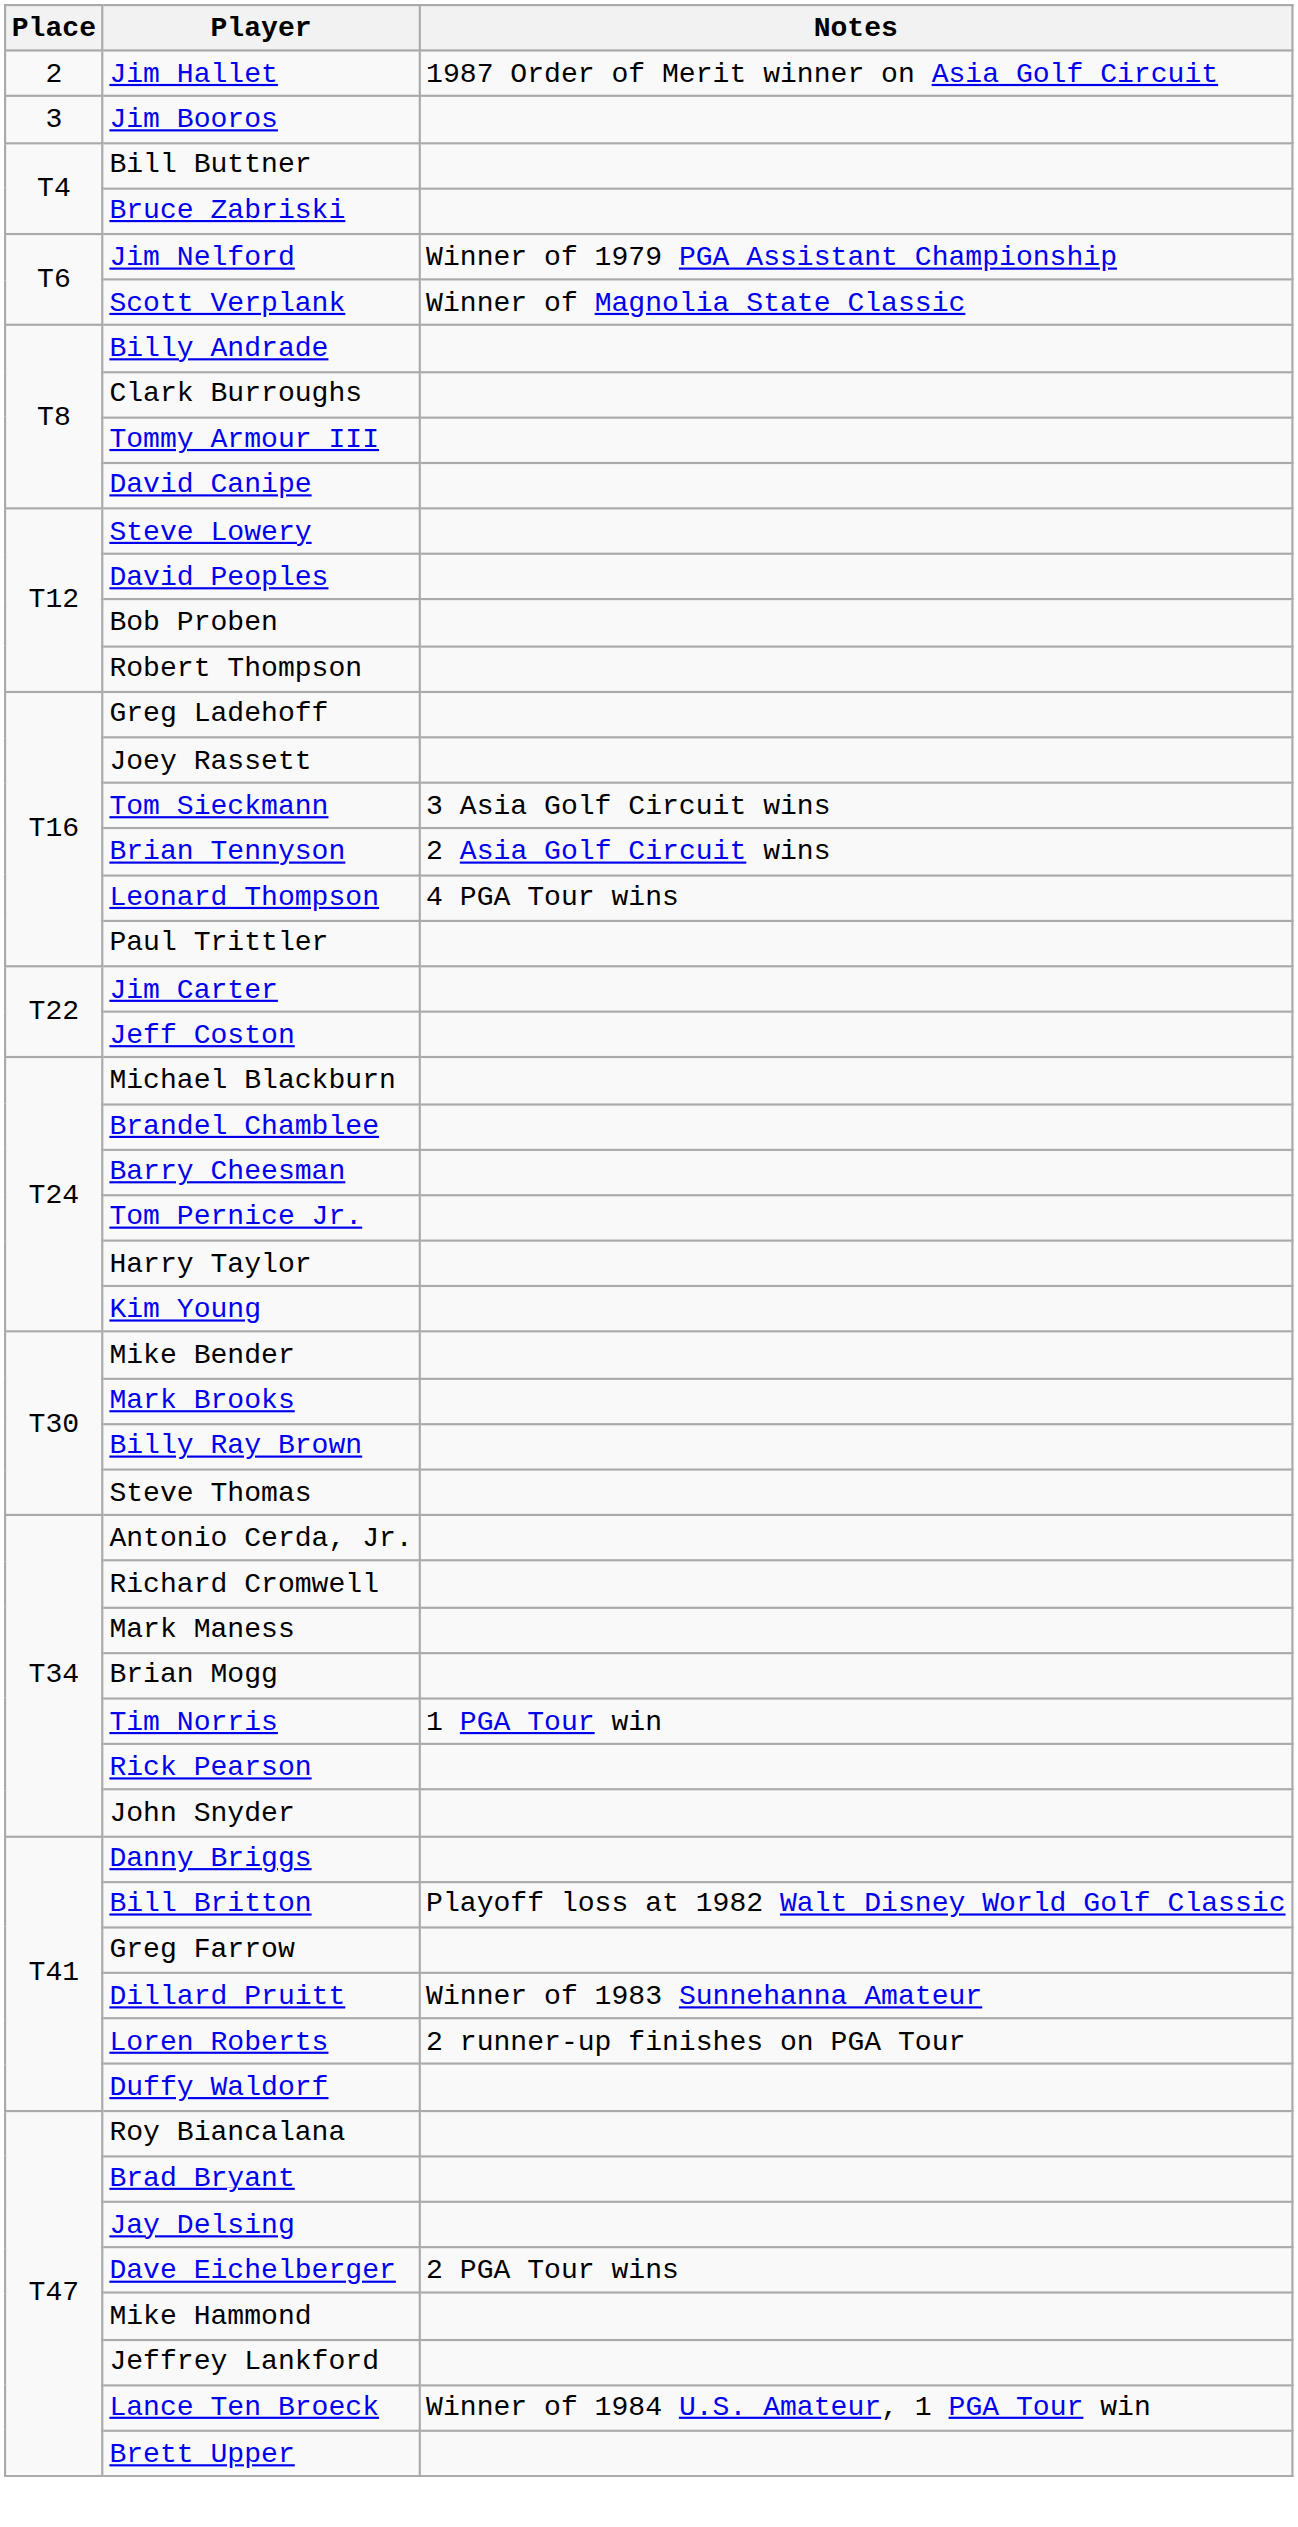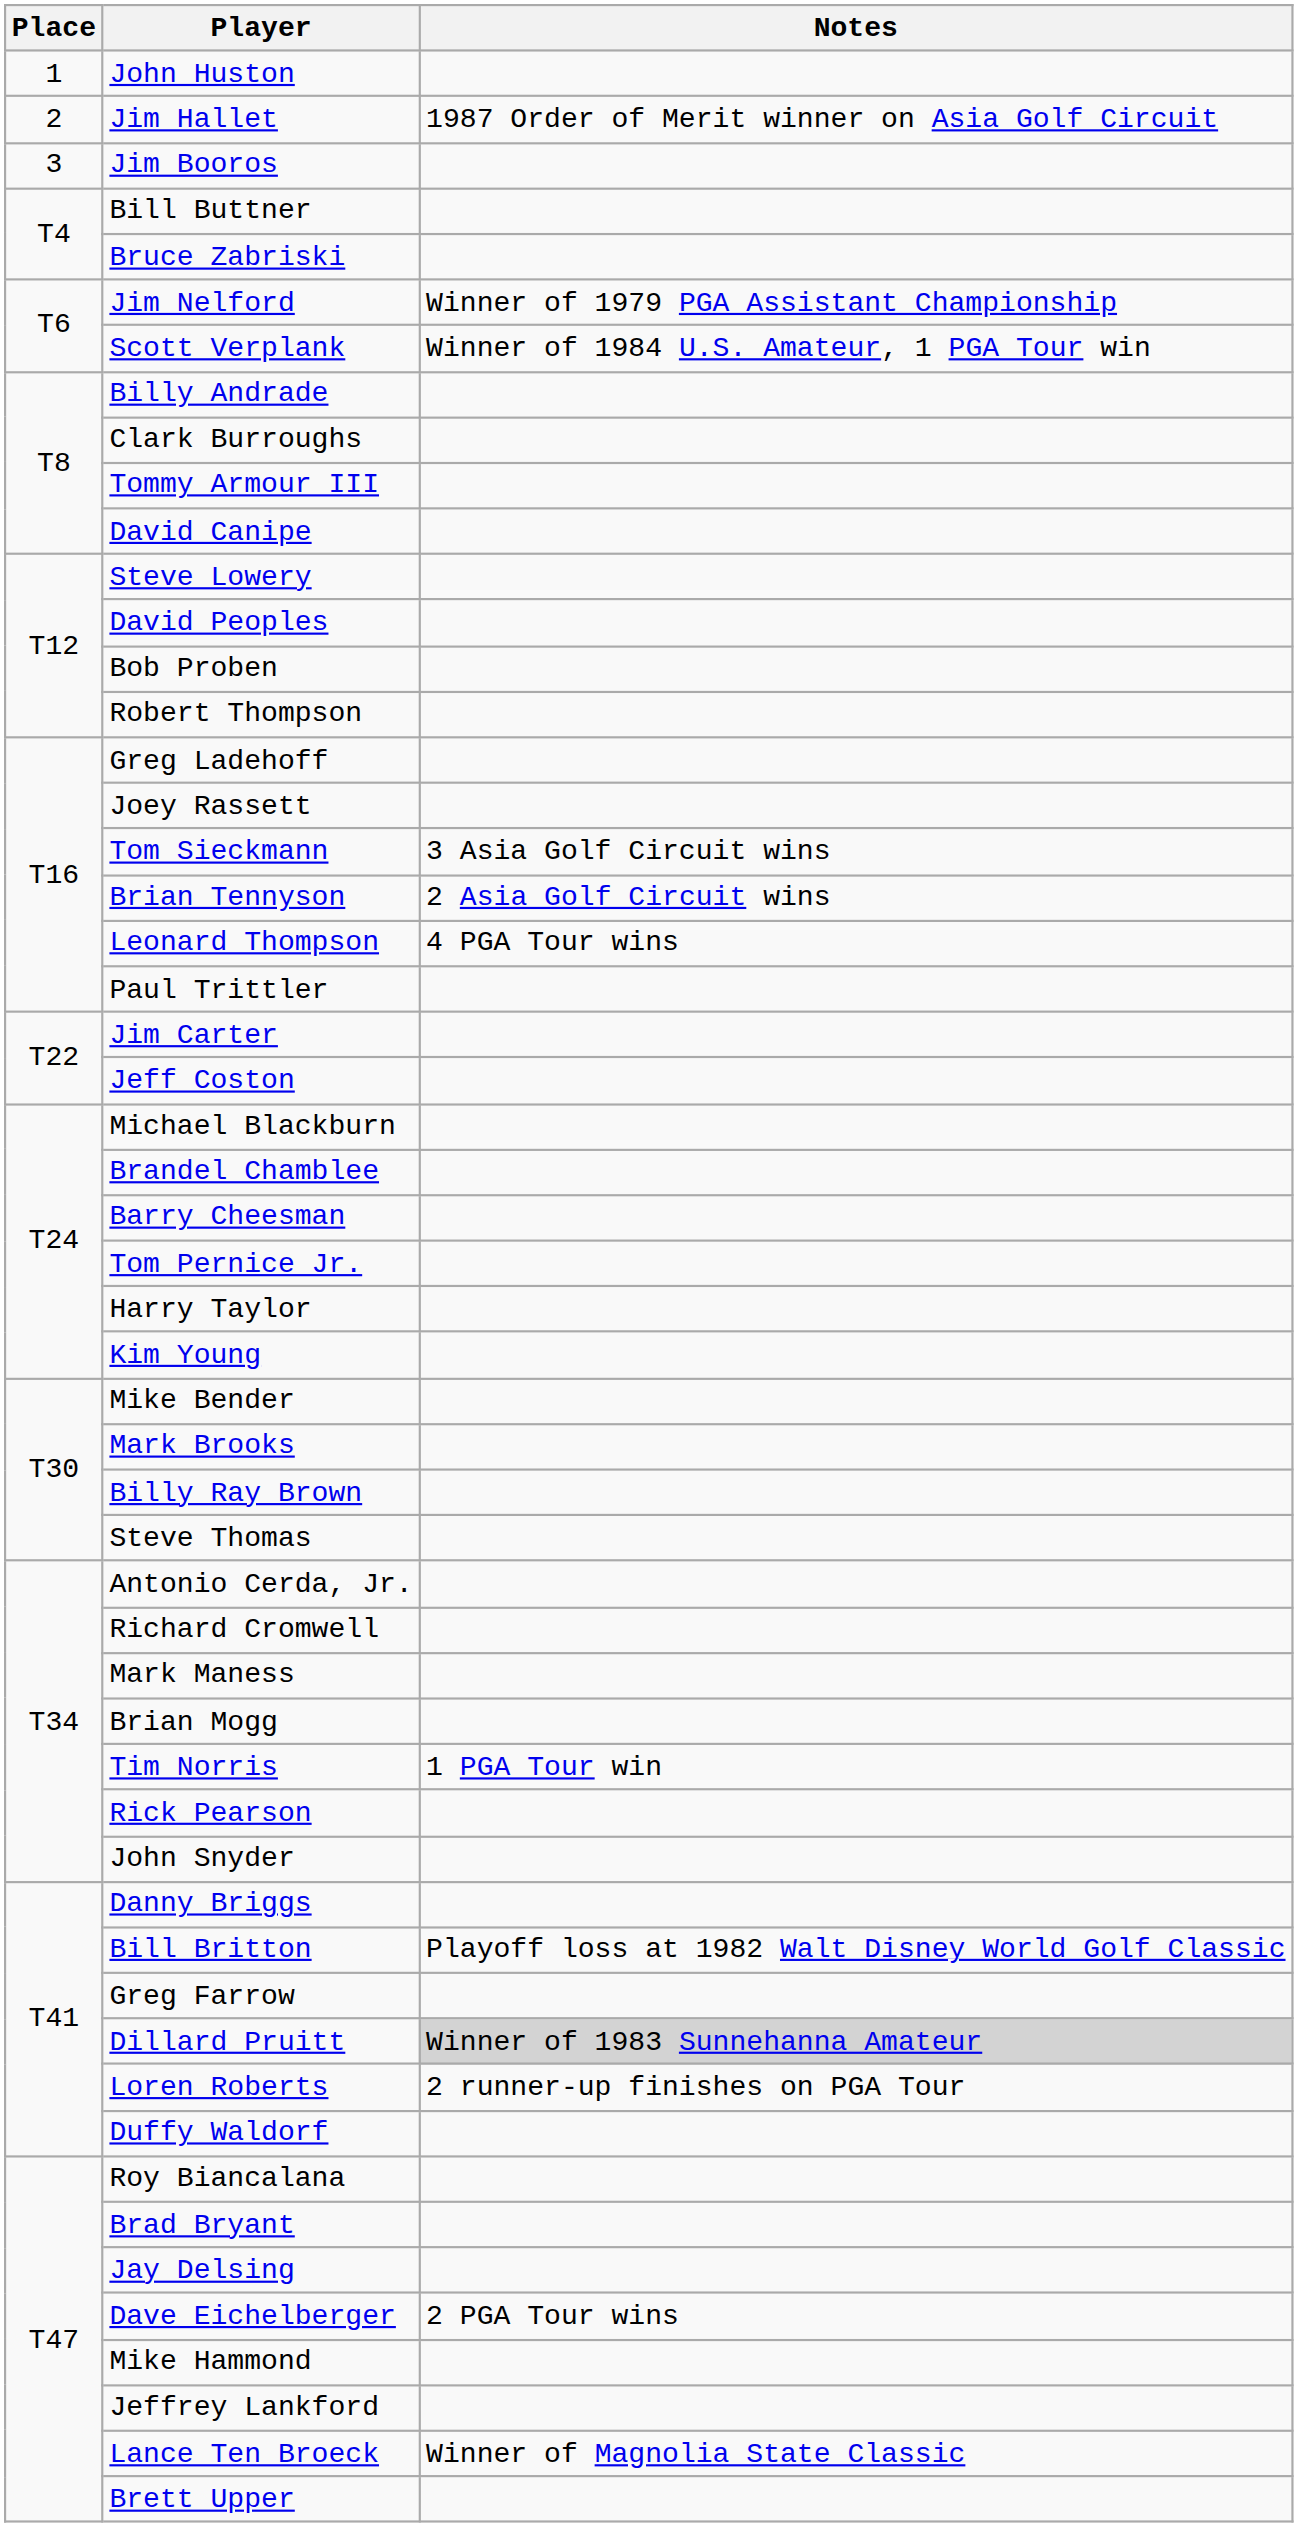+ row: (202, 74)
(696, 303) Winner of Magnolia State Classic -> (788, 348) Winner of 1984 U.S. Amateur, 1 PGA Tour win
(704, 1996) no background -> (704, 2042) lightgrey background
(788, 2408) Winner of 1984 U.S. Amateur, 1 PGA Tour win -> (696, 2454) Winner of Magnolia State Classic
